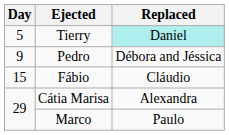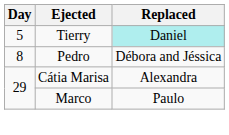(20, 57) 9 -> (20, 57) 8
- row: (73, 77)
